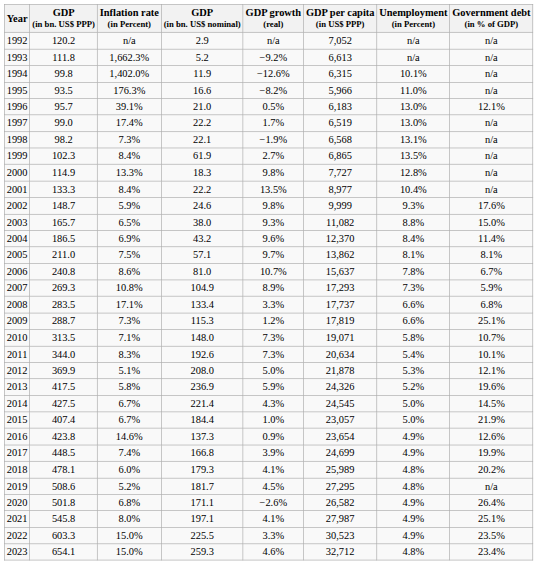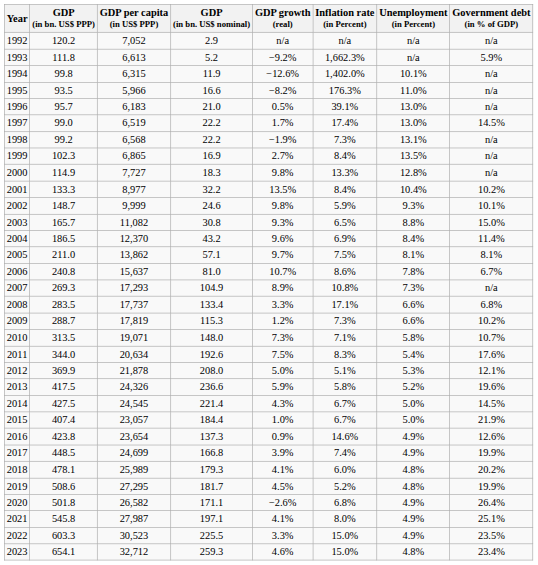columns swapped: (340, 18) <-> (129, 18)
(491, 57) n/a -> (491, 57) 5.9%
(491, 106) 12.1% -> (491, 106) n/a
(491, 123) n/a -> (491, 123) 14.5%
(64, 139) 98.2 -> (64, 139) 99.2
(202, 139) 22.1 -> (212, 139) 22.2
(202, 156) 61.9 -> (212, 156) 16.9
(202, 189) 22.2 -> (212, 189) 32.2
(491, 189) n/a -> (491, 189) 10.2%
(491, 205) 17.6% -> (491, 205) 10.1%
(202, 222) 38.0 -> (212, 222) 30.8
(491, 288) 5.9% -> (491, 288) n/a
(491, 321) 25.1% -> (491, 321) 10.2%
(273, 354) 7.3% -> (283, 354) 7.5%
(491, 354) 10.1% -> (491, 354) 17.6%
(202, 387) 236.9 -> (212, 387) 236.6
(491, 486) n/a -> (491, 486) 19.9%
